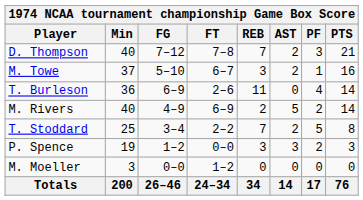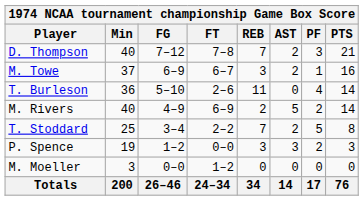(170, 72) 5–10 -> (174, 72) 6–9
(174, 91) 6–9 -> (170, 91) 5–10
